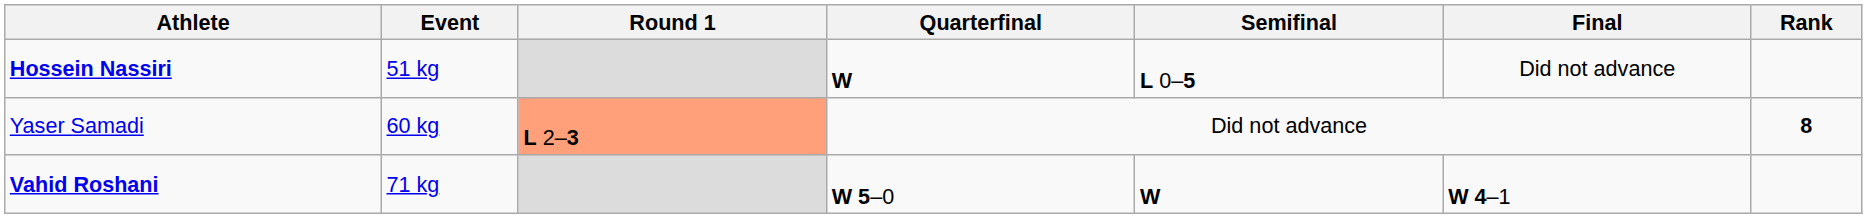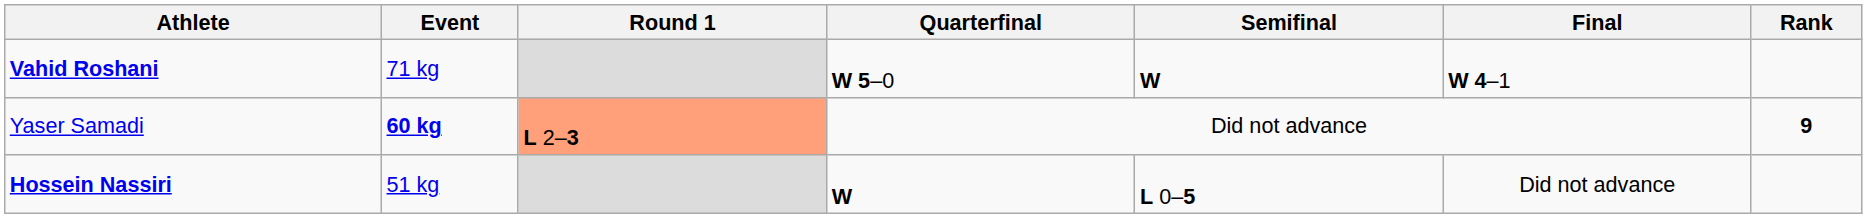rows swapped: (91, 68) <-> (84, 185)
(413, 126) normal -> (414, 126) bold
(1806, 126) 8 -> (1806, 126) 9
